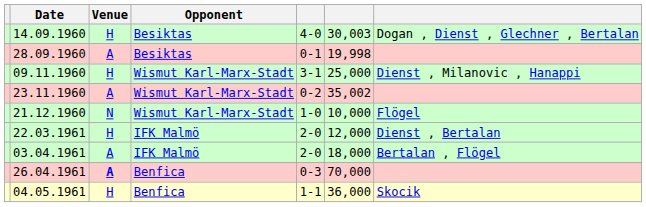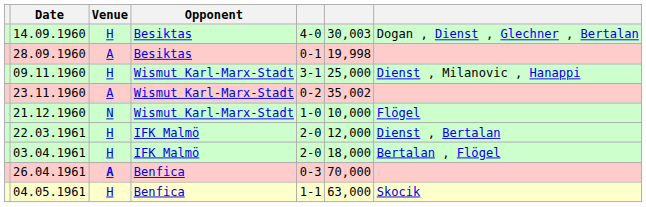(110, 152) A -> (110, 152) H
(349, 192) 36,000 -> (349, 192) 63,000
